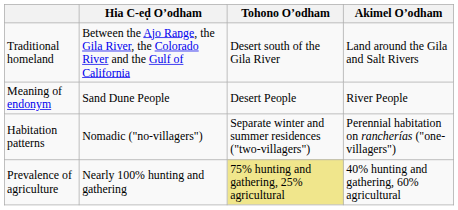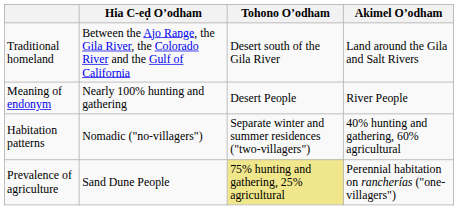(126, 98) Sand Dune People -> (143, 98) Nearly 100% hunting and gathering
(396, 136) Perennial habitation on rancherías ("one-villagers") -> (387, 136) 40% hunting and gathering, 60% agricultural
(143, 182) Nearly 100% hunting and gathering -> (126, 182) Sand Dune People
(387, 182) 40% hunting and gathering, 60% agricultural -> (396, 182) Perennial habitation on rancherías ("one-villagers")
